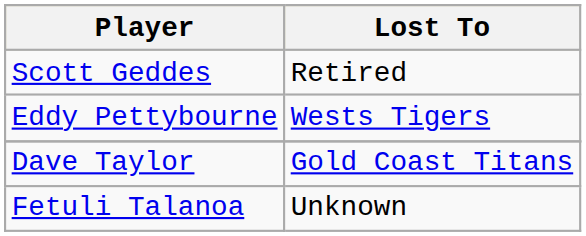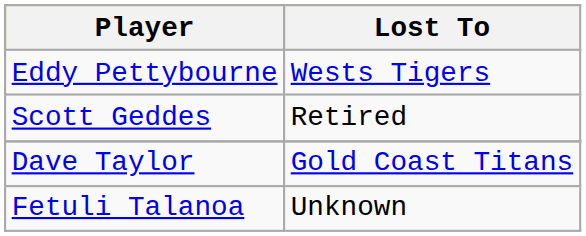rows swapped: (145, 118) <-> (111, 73)
